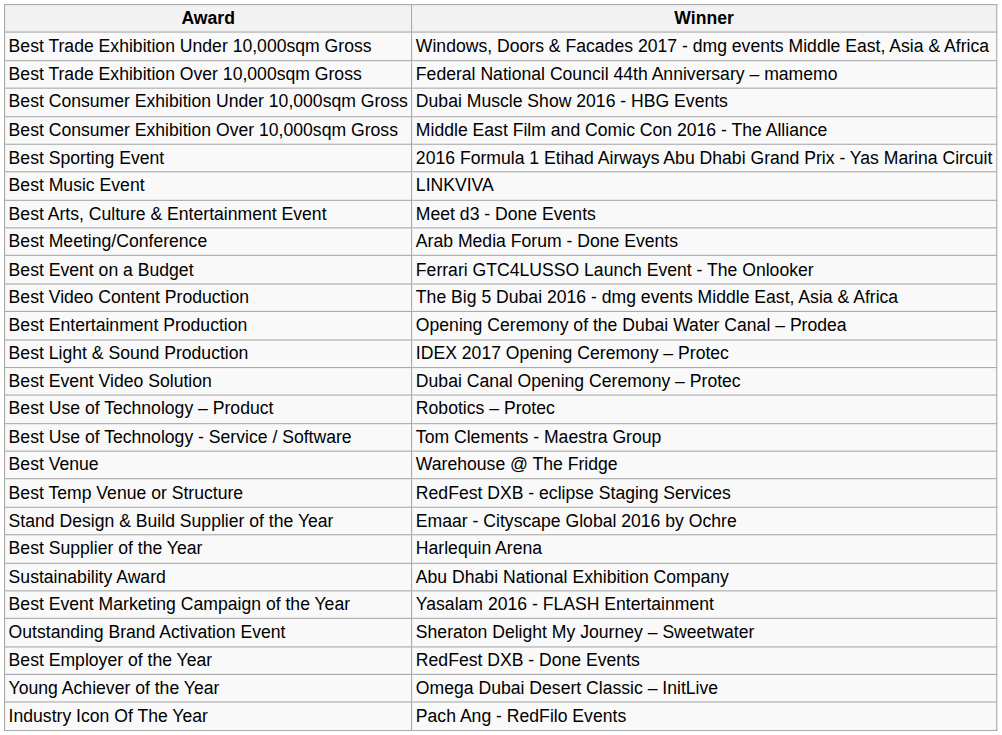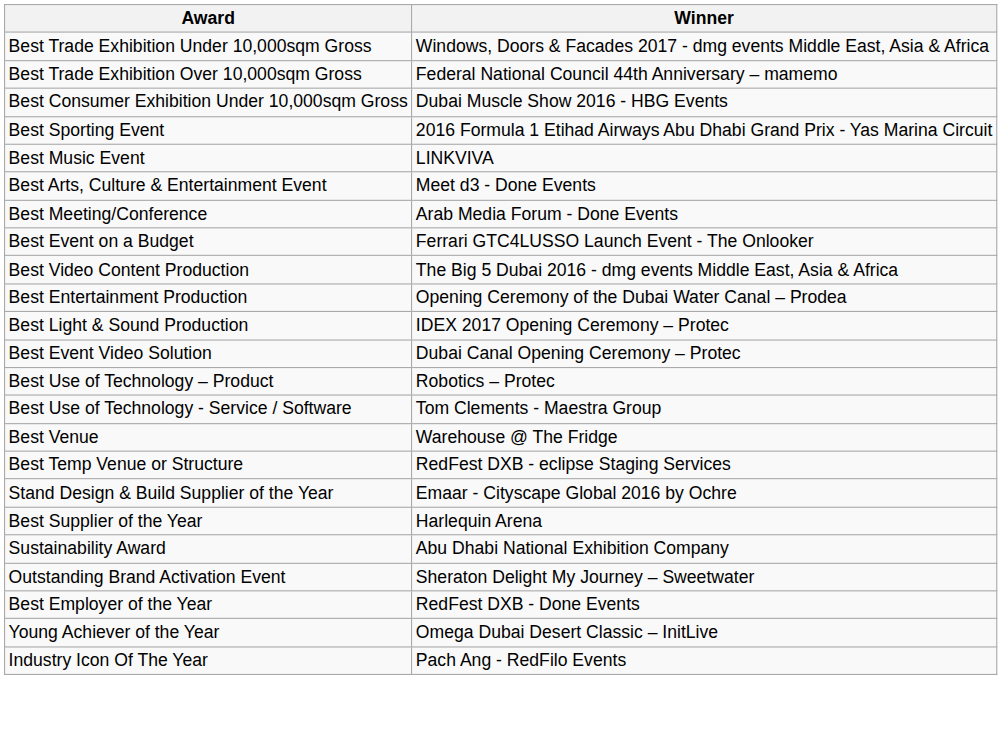- row: (203, 130)
- row: (179, 604)
